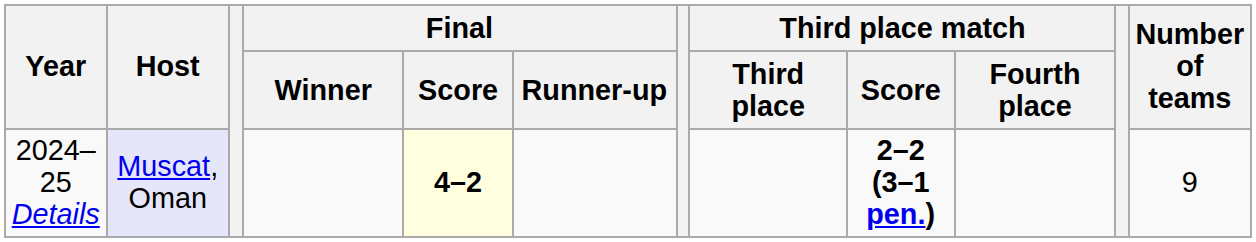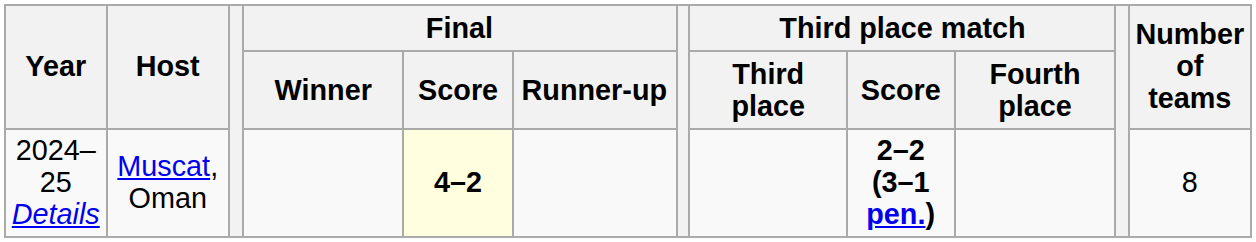(168, 183) lavender background -> (168, 183) no background
(1190, 183) 9 -> (1190, 183) 8
